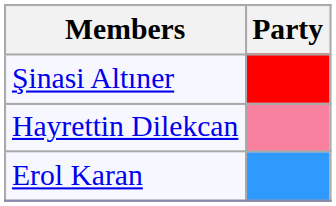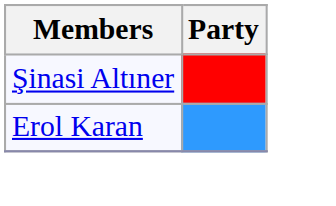- row: (125, 127)
